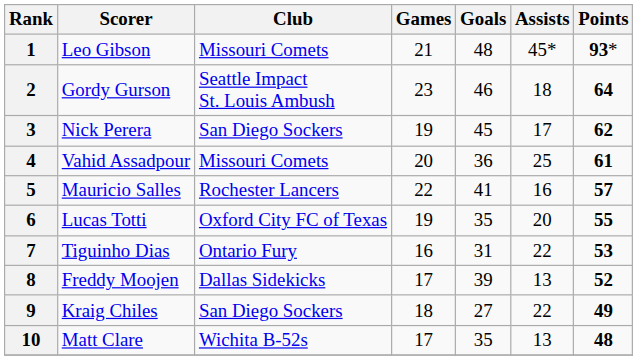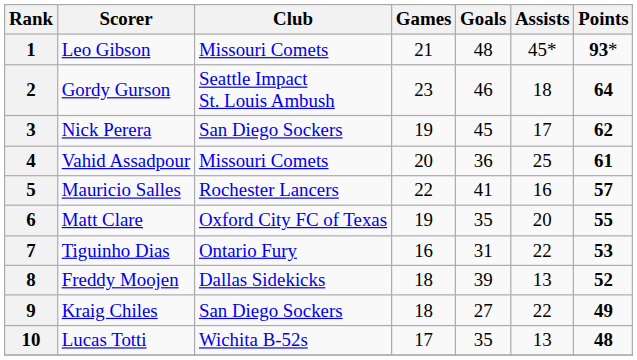(104, 220) Lucas Totti -> (102, 220) Matt Clare
(424, 280) 17 -> (424, 280) 18
(102, 340) Matt Clare -> (104, 340) Lucas Totti
